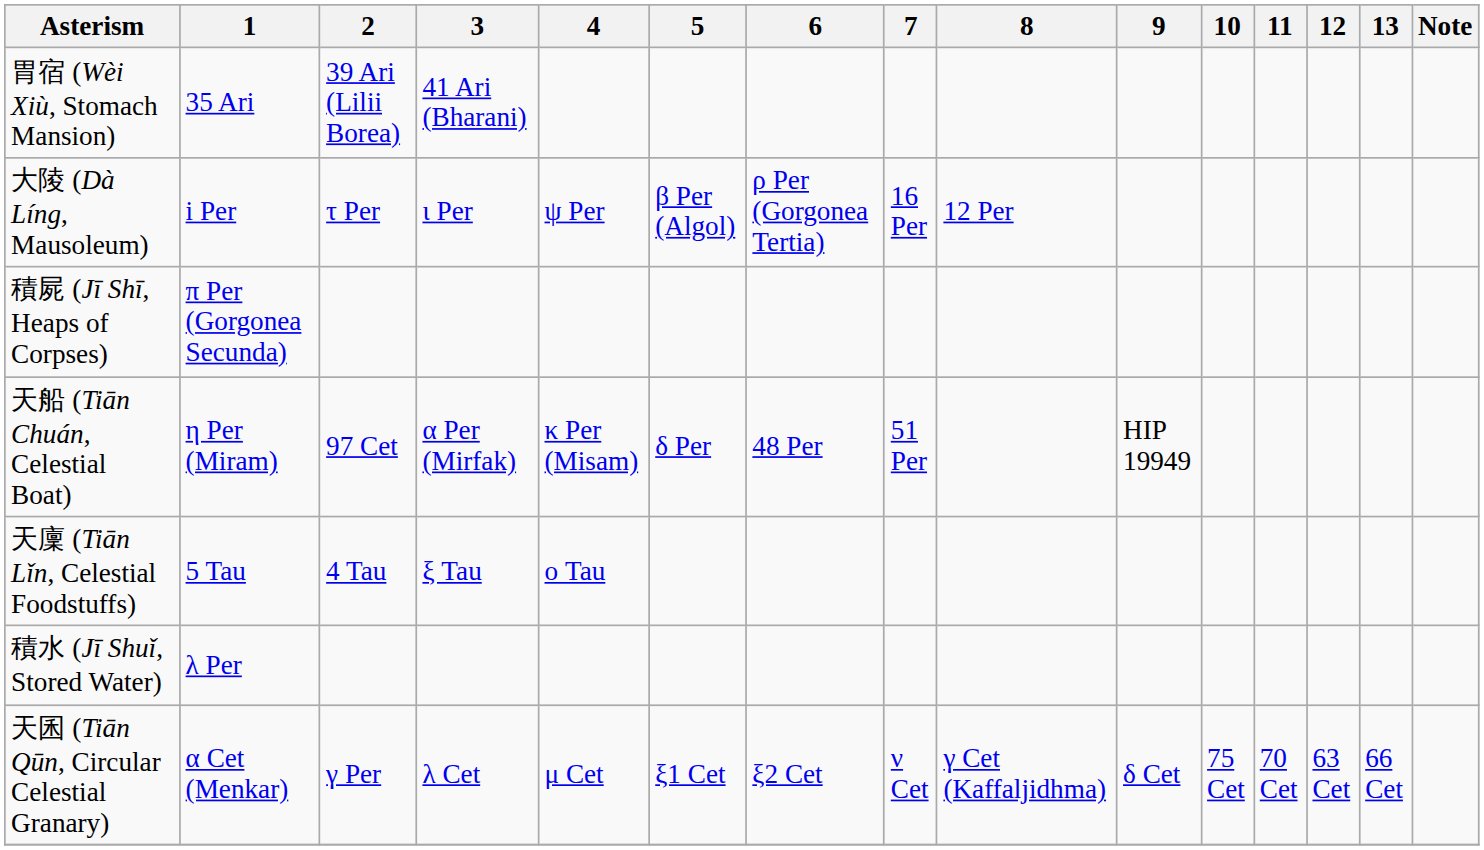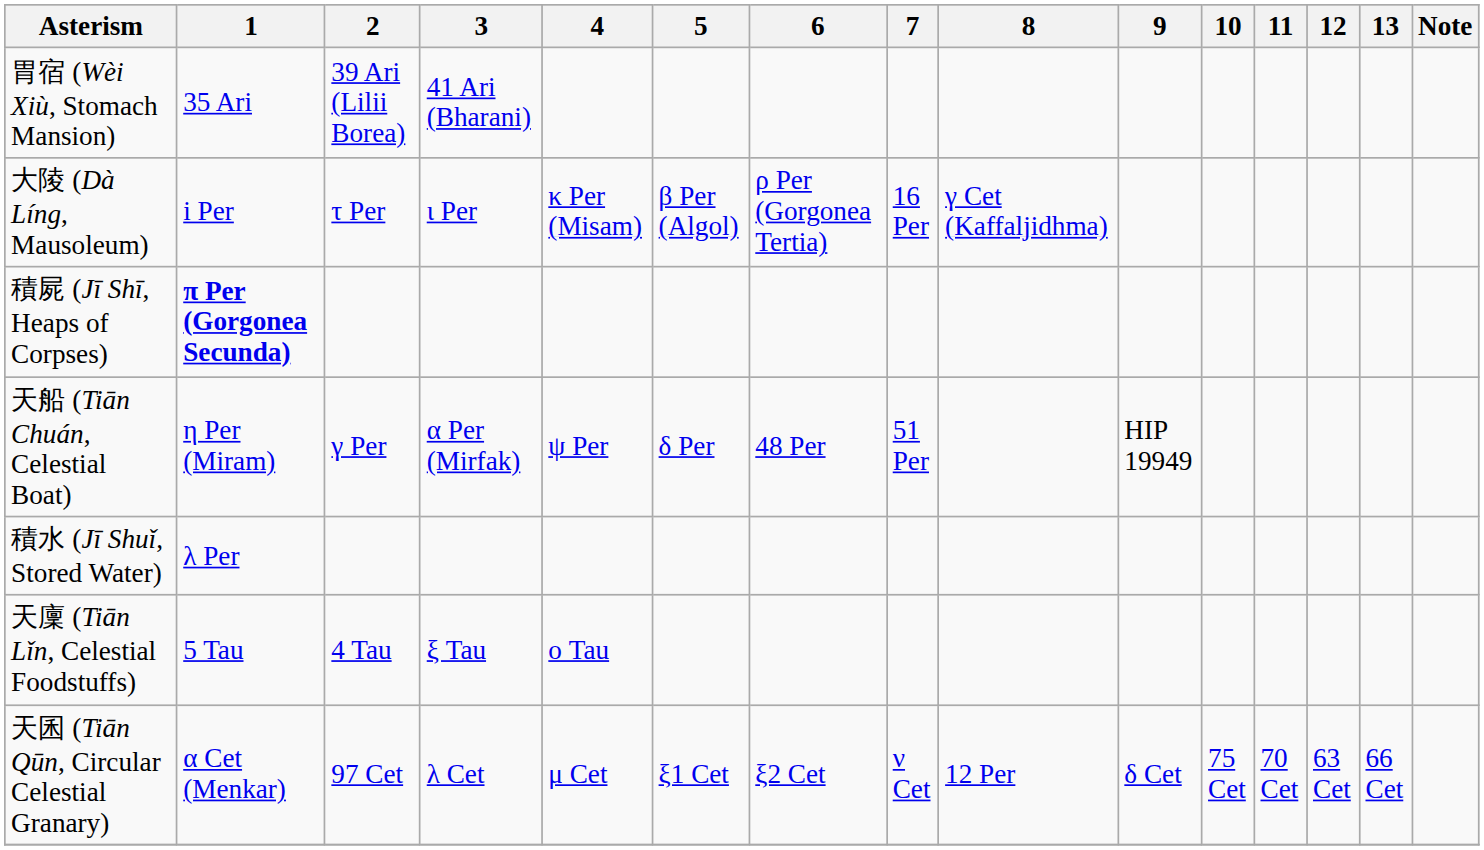(575, 211) ψ Per -> (595, 211) κ Per (Misam)
(979, 211) 12 Per -> (1026, 211) γ Cet (Kaffaljidhma)
(243, 321) normal -> (245, 321) bold
(362, 445) 97 Cet -> (359, 445) γ Per
(591, 445) κ Per (Misam) -> (578, 445) ψ Per
rows swapped: (87, 665) <-> (84, 571)
(354, 774) γ Per -> (367, 774) 97 Cet
(1025, 774) γ Cet (Kaffaljidhma) -> (980, 774) 12 Per
